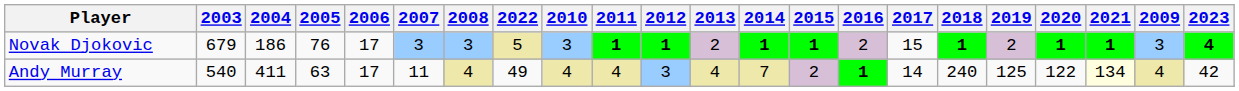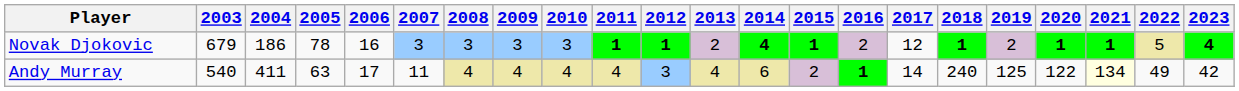columns swapped: (1159, 18) <-> (517, 18)
(320, 45) 76 -> (320, 45) 78
(369, 45) 17 -> (369, 45) 16
(764, 45) 1 -> (764, 45) 4
(913, 45) 15 -> (913, 45) 12
(764, 72) 7 -> (764, 72) 6
